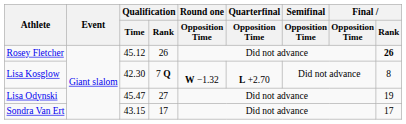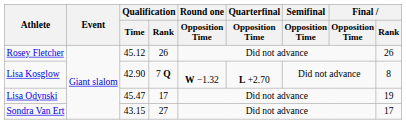(389, 53) bold -> (389, 53) normal
(134, 75) 42.30 -> (134, 75) 42.90
(163, 96) 27 -> (163, 96) 17
(163, 112) 17 -> (163, 112) 27
